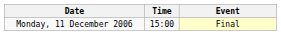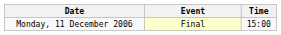columns swapped: (162, 11) <-> (228, 11)
